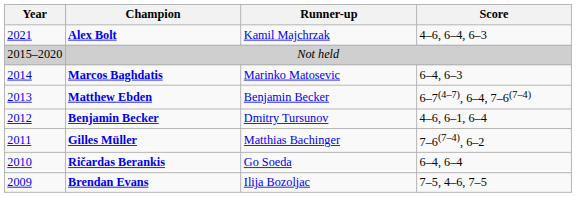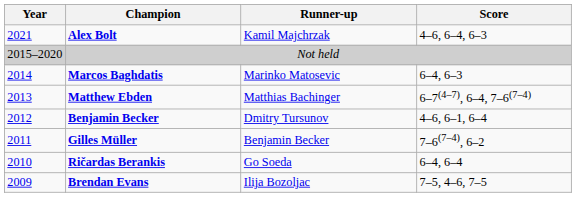(286, 97) Benjamin Becker -> (292, 97) Matthias Bachinger
(292, 140) Matthias Bachinger -> (286, 140) Benjamin Becker
